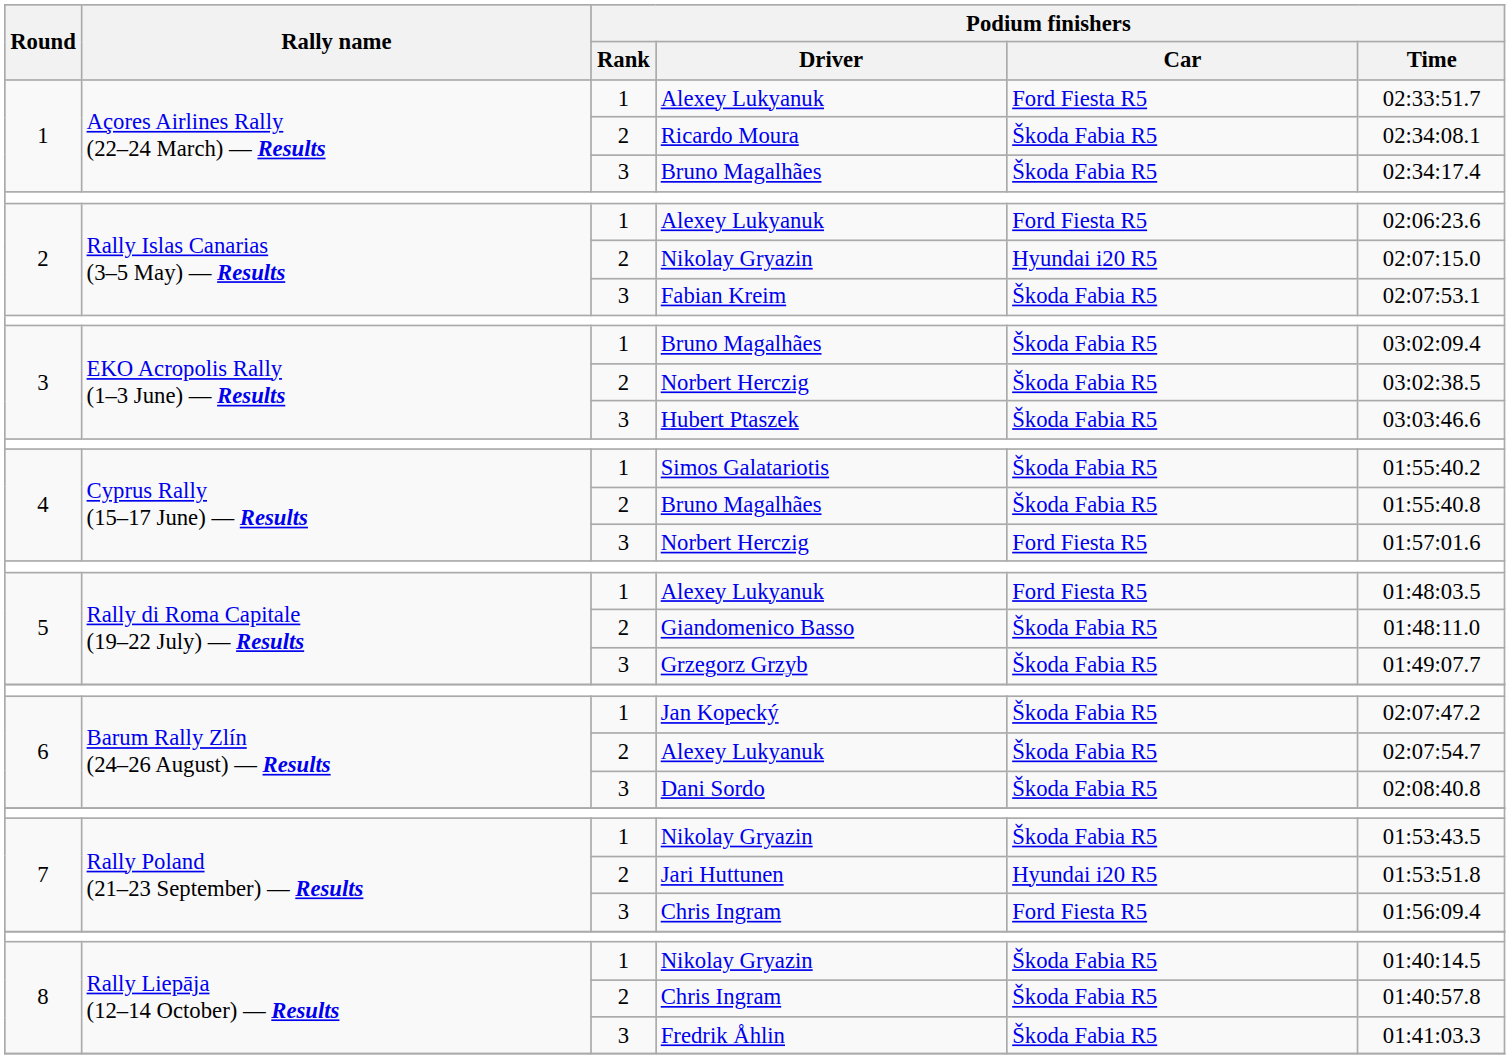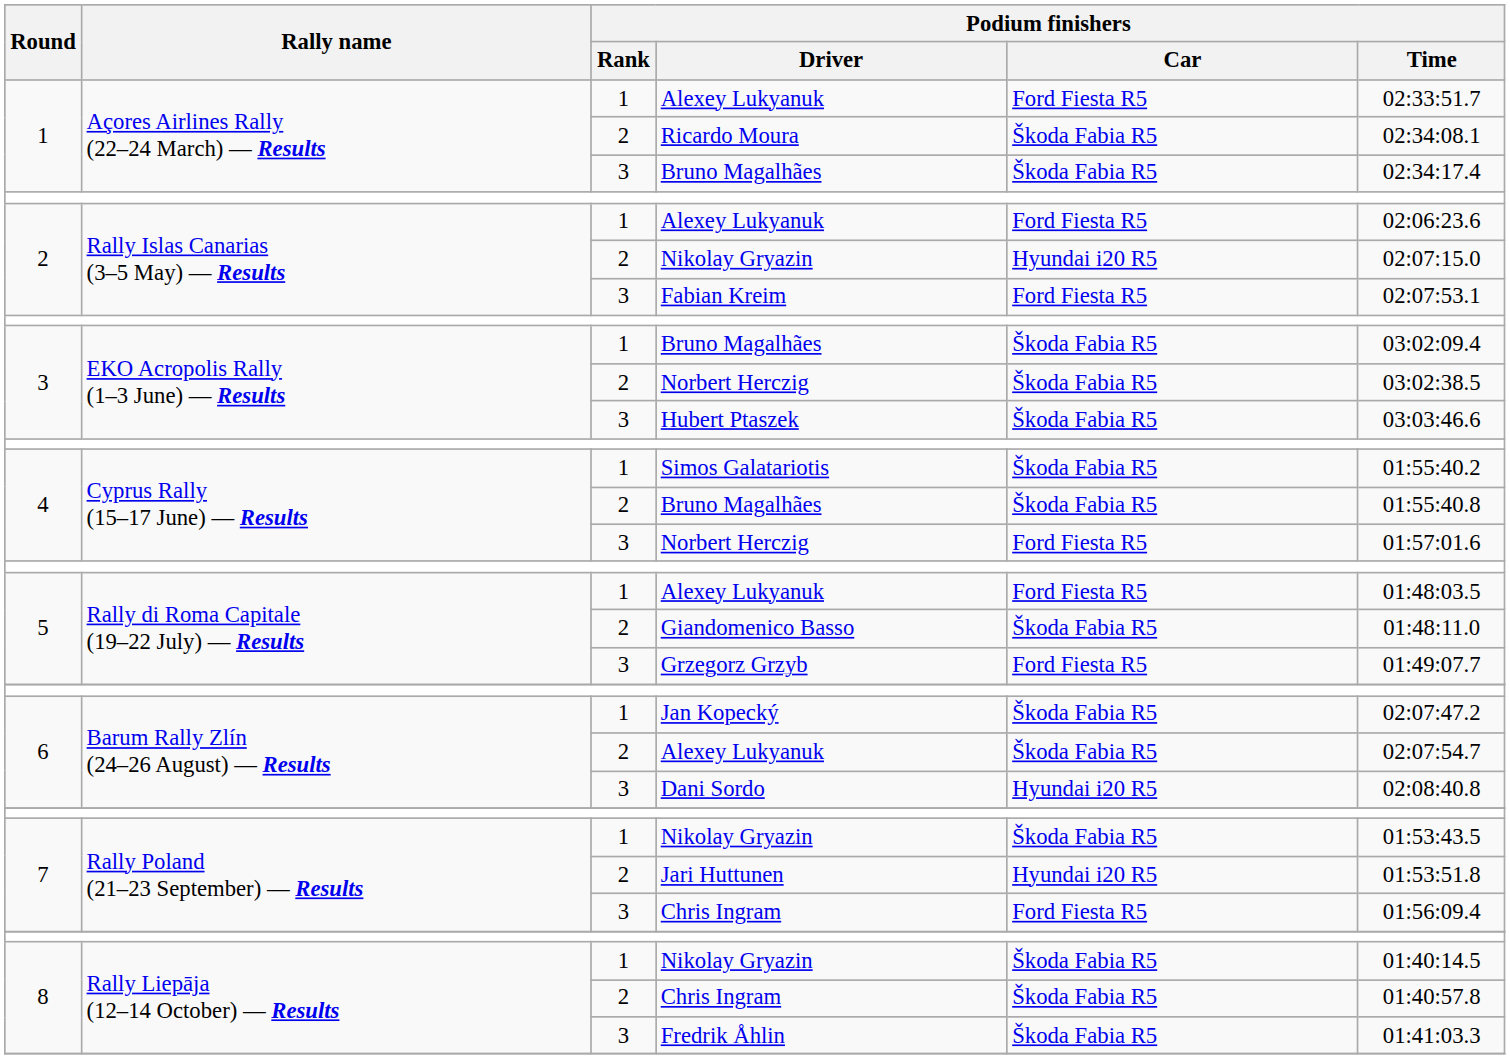(1085, 295) Škoda Fabia R5 -> (1080, 295) Ford Fiesta R5
(1085, 665) Škoda Fabia R5 -> (1080, 665) Ford Fiesta R5
(1085, 788) Škoda Fabia R5 -> (1085, 788) Hyundai i20 R5
